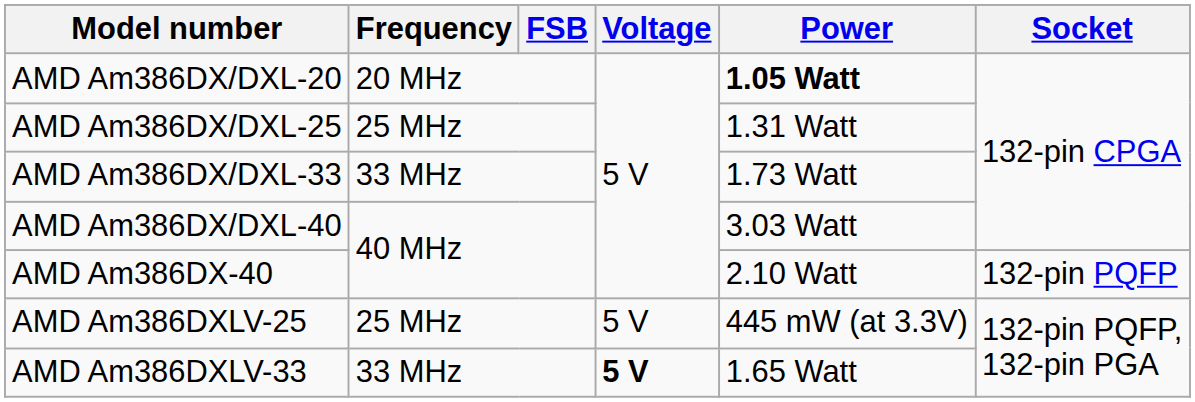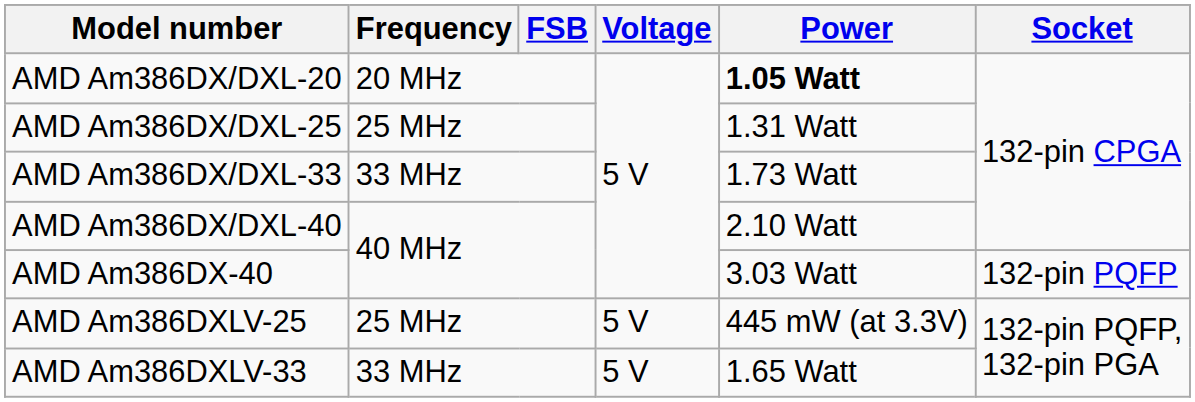(791, 224) 3.03 Watt -> (791, 224) 2.10 Watt
(791, 273) 2.10 Watt -> (791, 273) 3.03 Watt
(625, 371) bold -> (625, 371) normal
